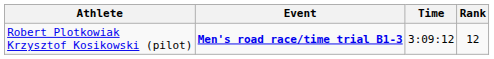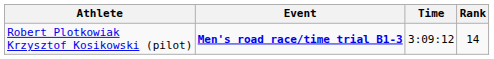(473, 38) 12 -> (473, 38) 14
